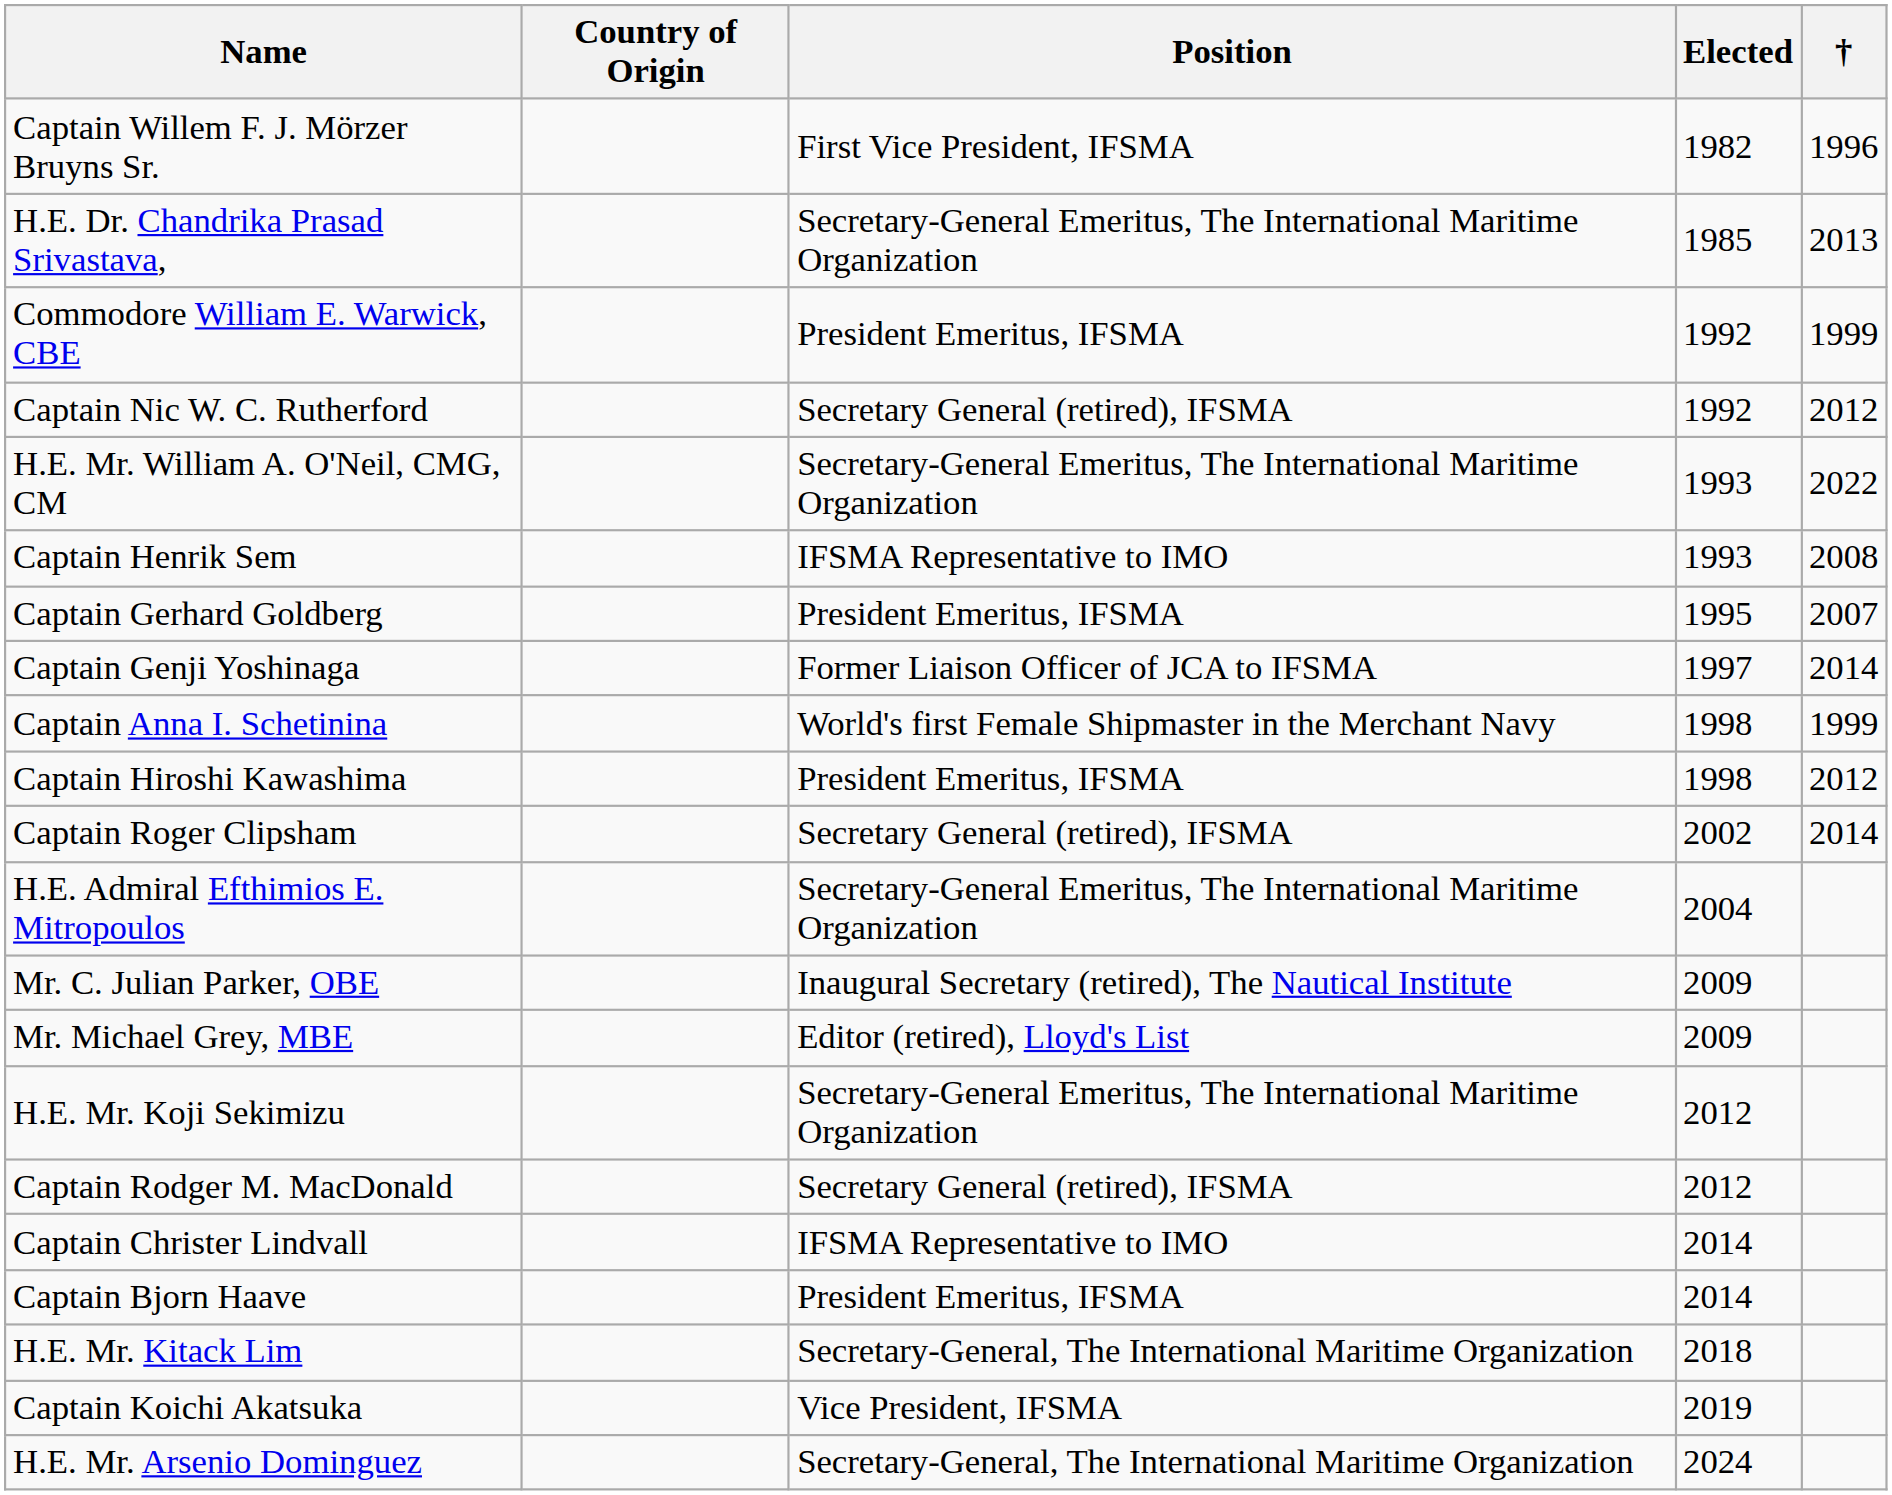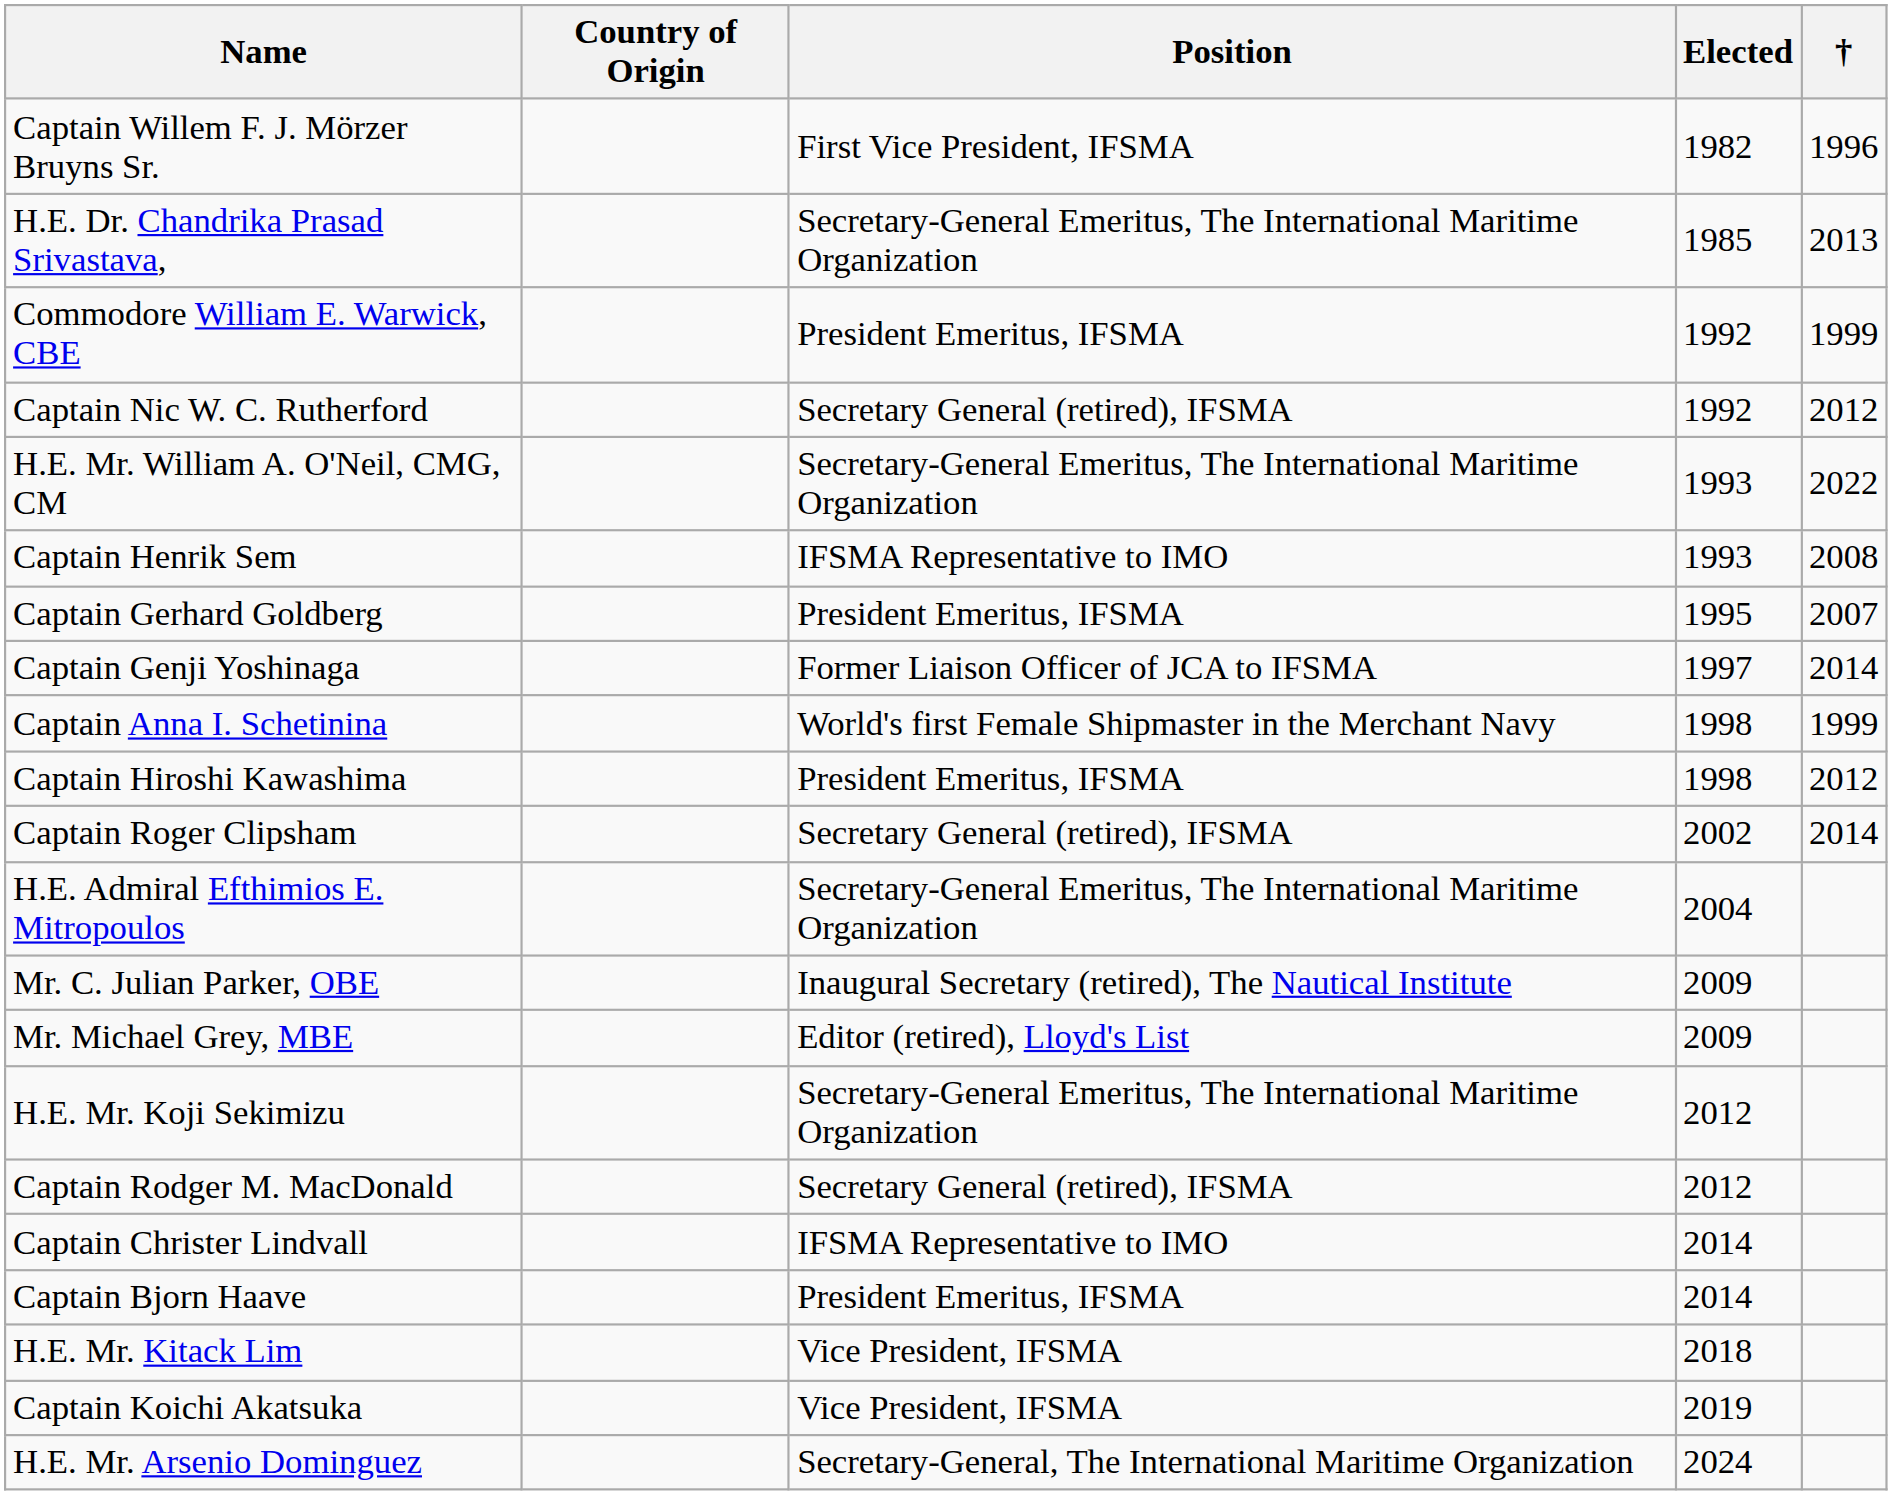(1215, 1351) Secretary-General, The International Maritime Organization -> (960, 1351) Vice President, IFSMA
